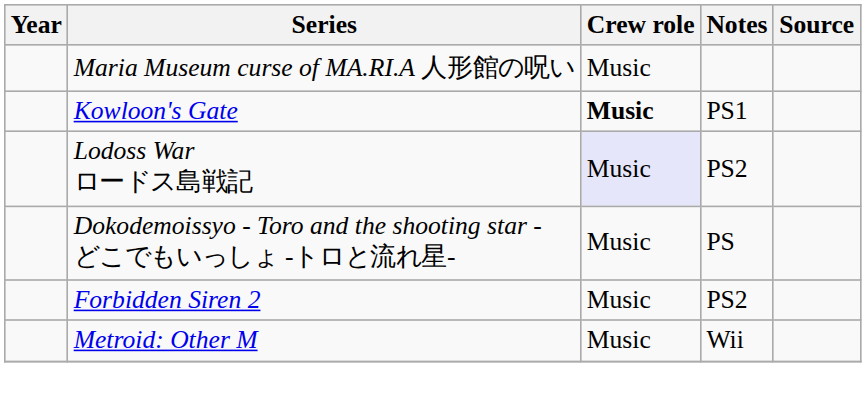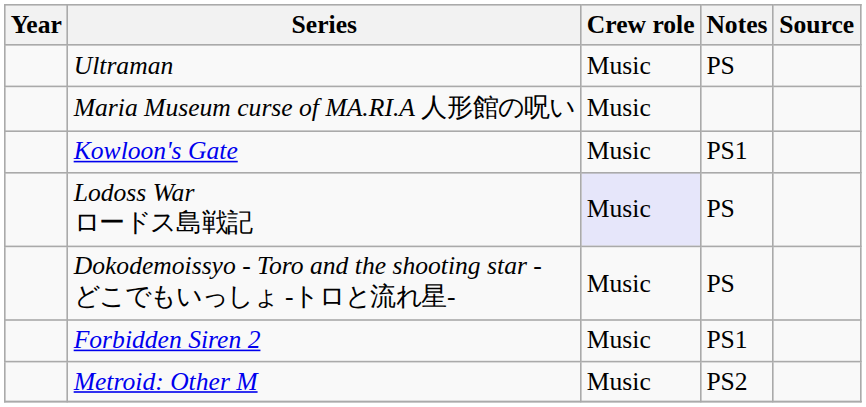+ row: (123, 65)
(620, 110) bold -> (619, 151) normal
(727, 168) PS2 -> (721, 208) PS
(727, 299) PS2 -> (727, 340) PS1
(725, 340) Wii -> (727, 380) PS2
